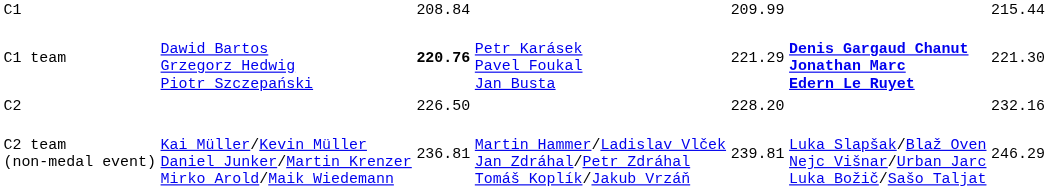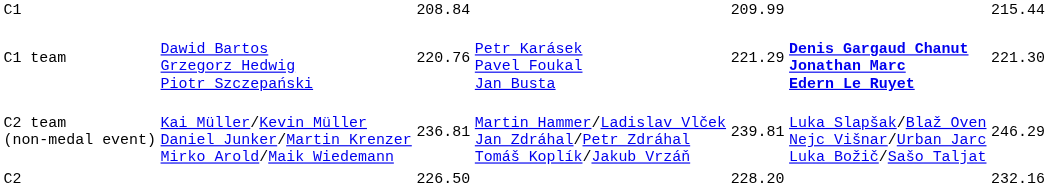(443, 58) bold -> (443, 58) normal
rows swapped: (12, 106) <-> (80, 153)
